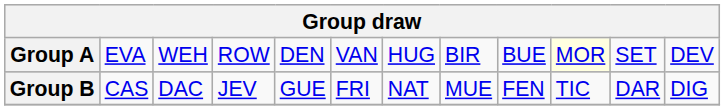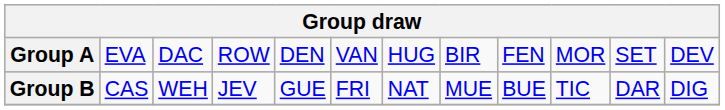(183, 55) WEH -> (181, 55) DAC
(524, 55) BUE -> (523, 55) FEN
(581, 55) lightyellow background -> (581, 55) no background
(181, 88) DAC -> (183, 88) WEH
(523, 88) FEN -> (524, 88) BUE
